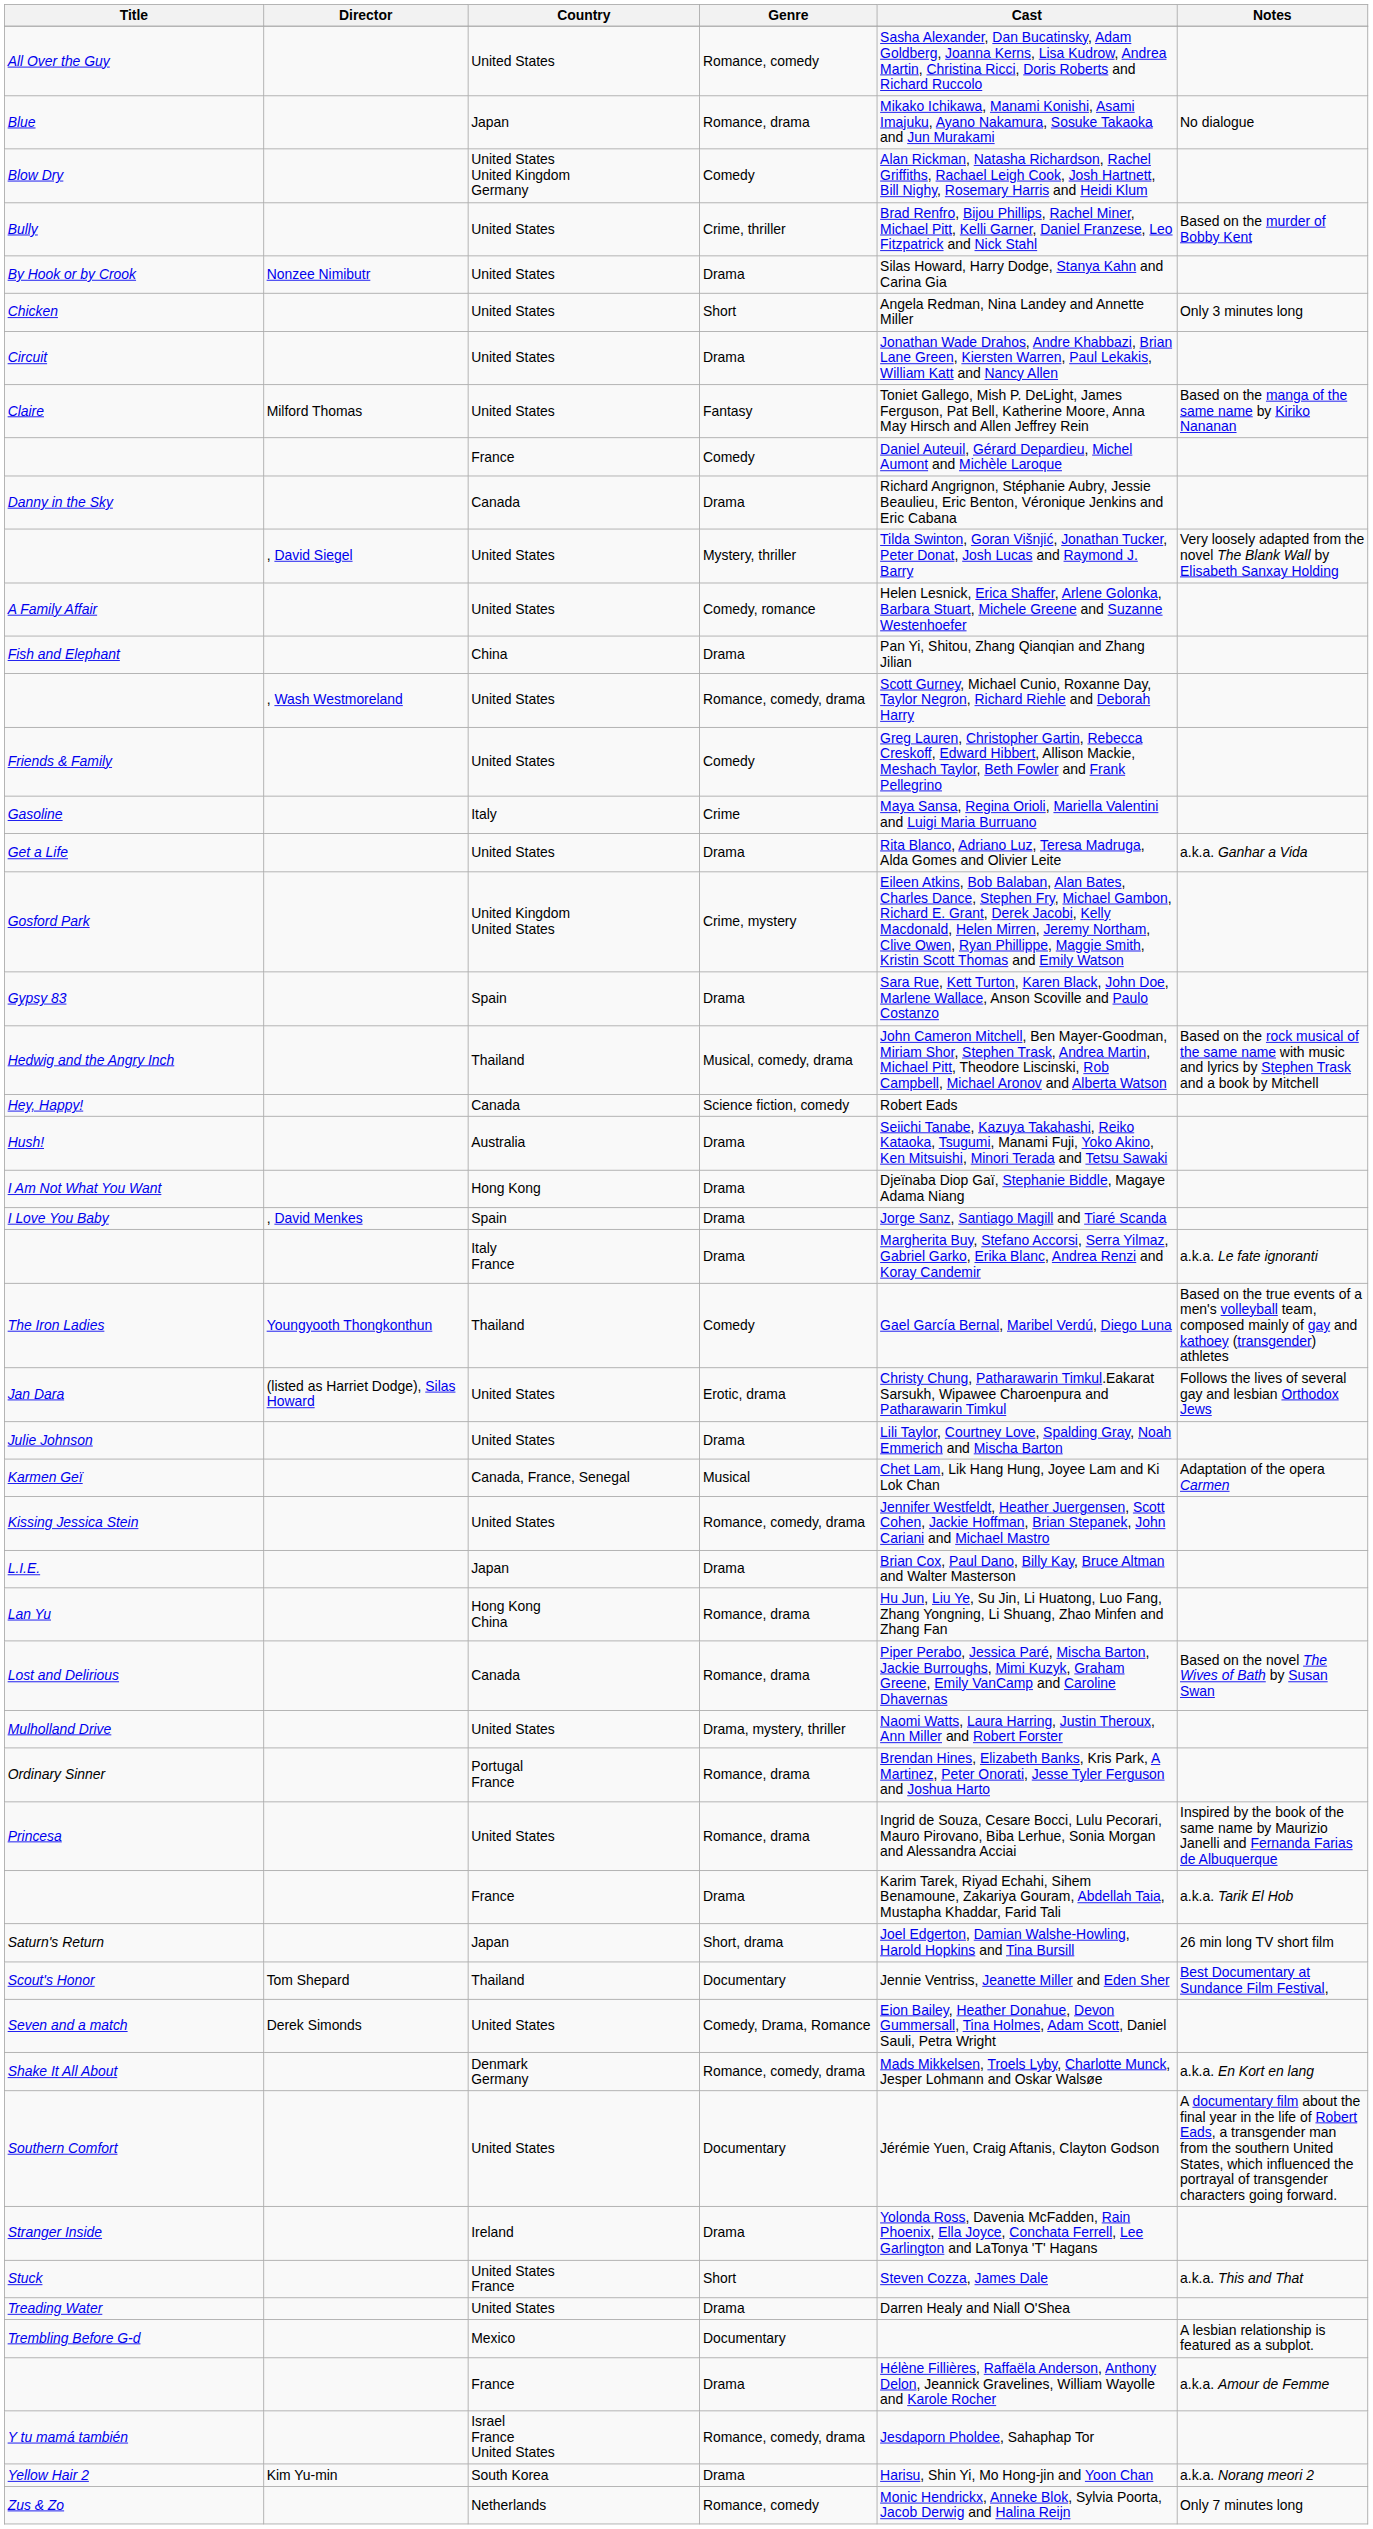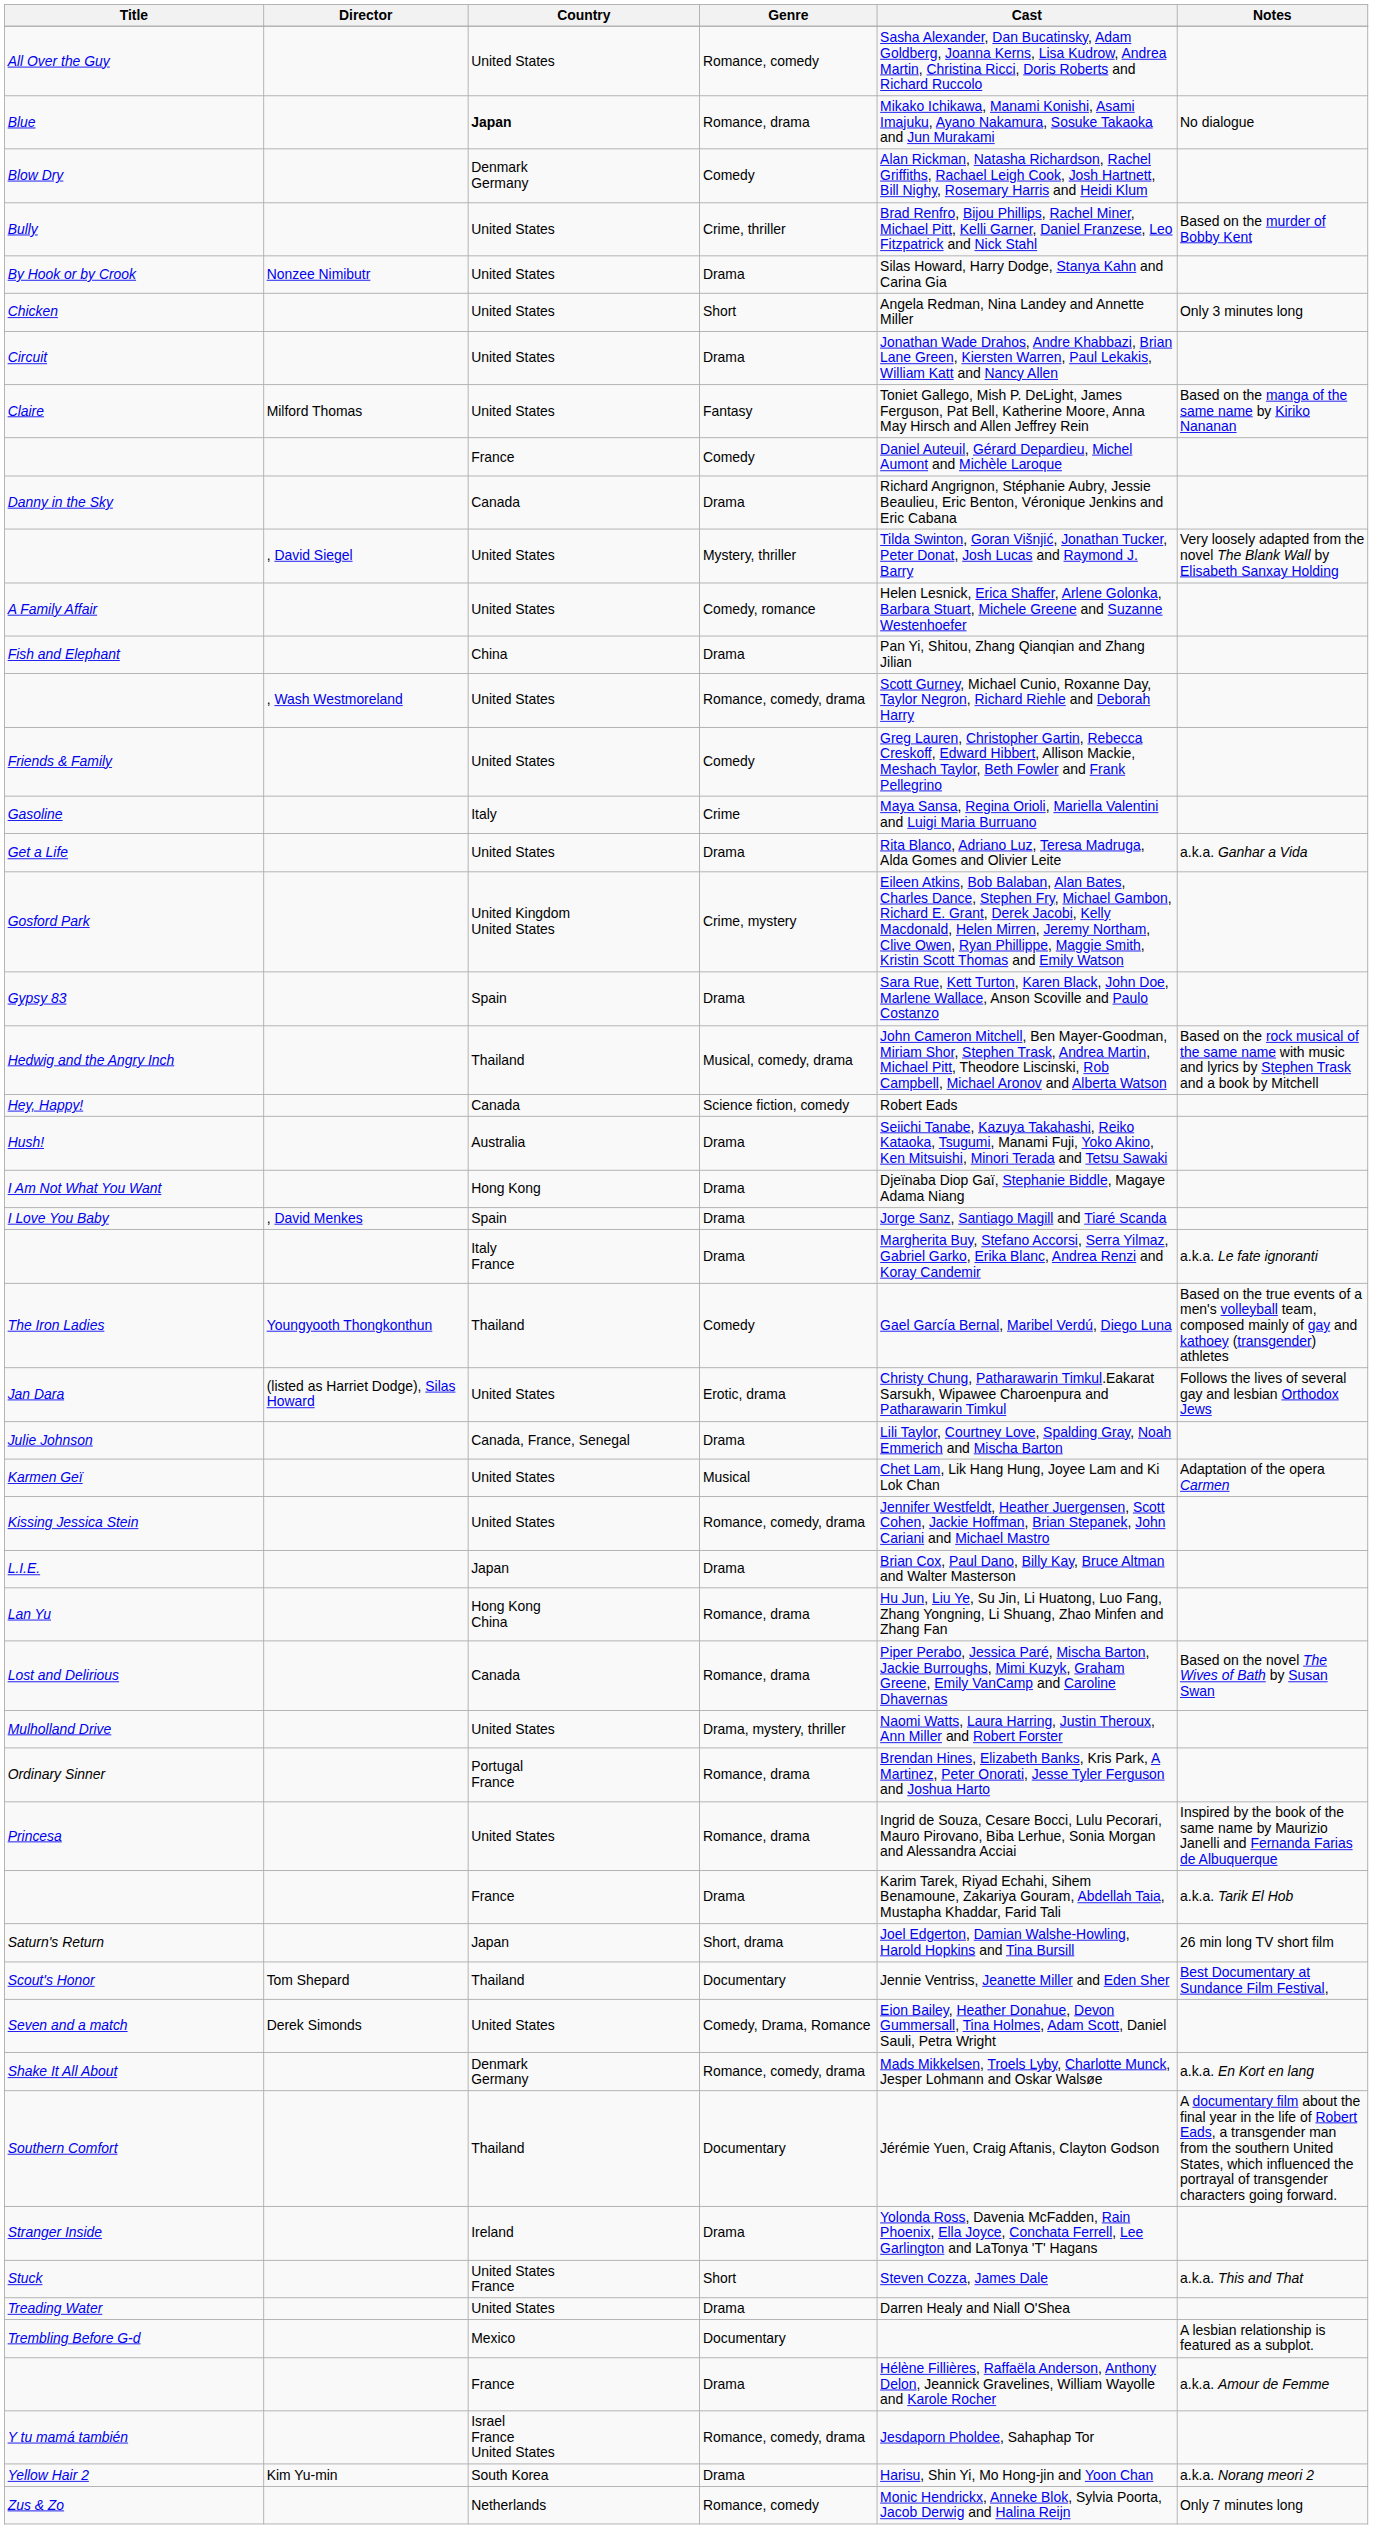(490, 122) normal -> (491, 122) bold
(521, 175) United States United Kingdom Germany -> (500, 175) Denmark Germany
(513, 1440) United States -> (550, 1440) Canada, France, Senegal
(550, 1477) Canada, France, Senegal -> (513, 1477) United States
(513, 2148) United States -> (498, 2148) Thailand
